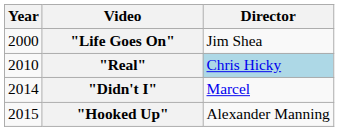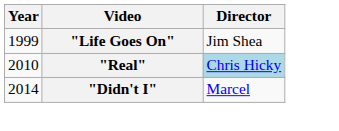(23, 41) 2000 -> (23, 41) 1999
- row: (123, 114)
